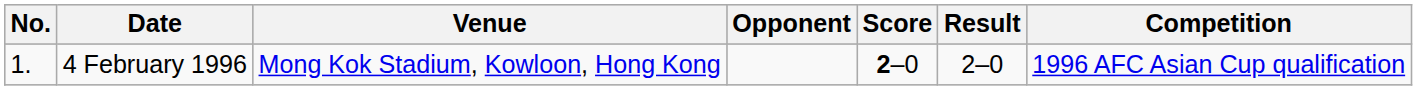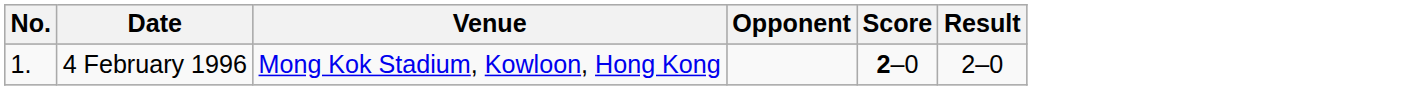- column: (1219, 24)
